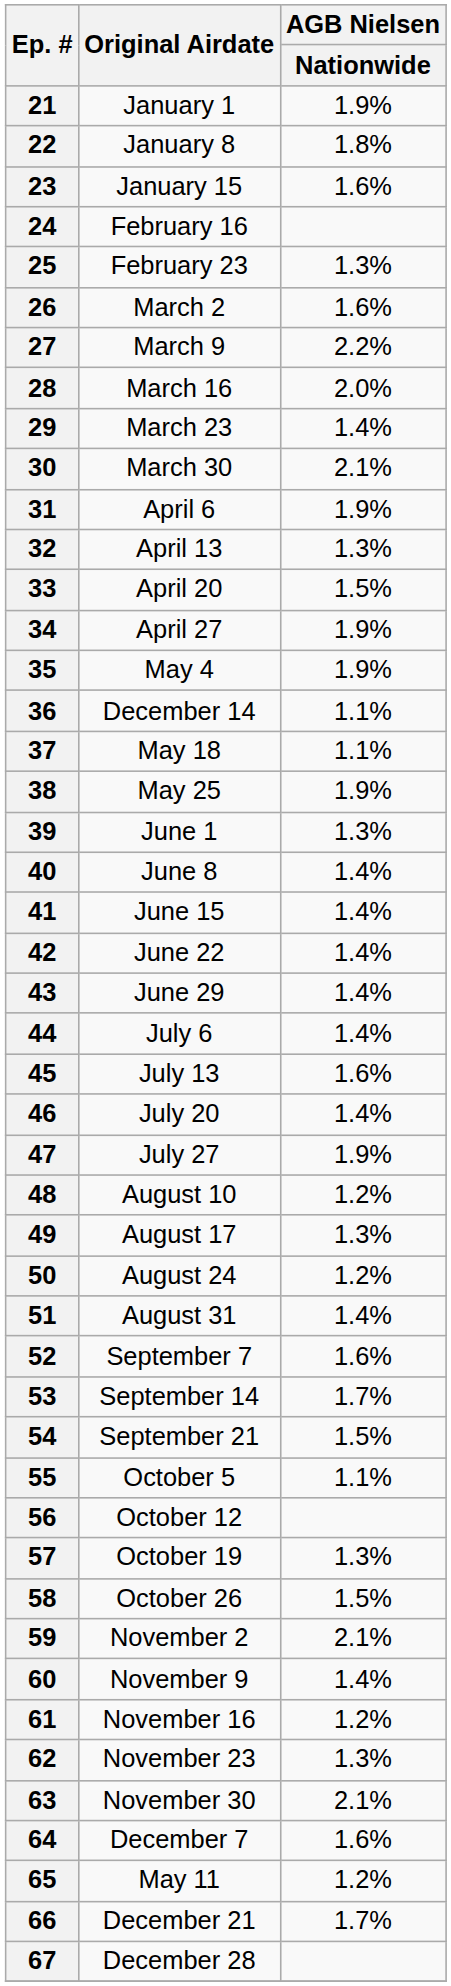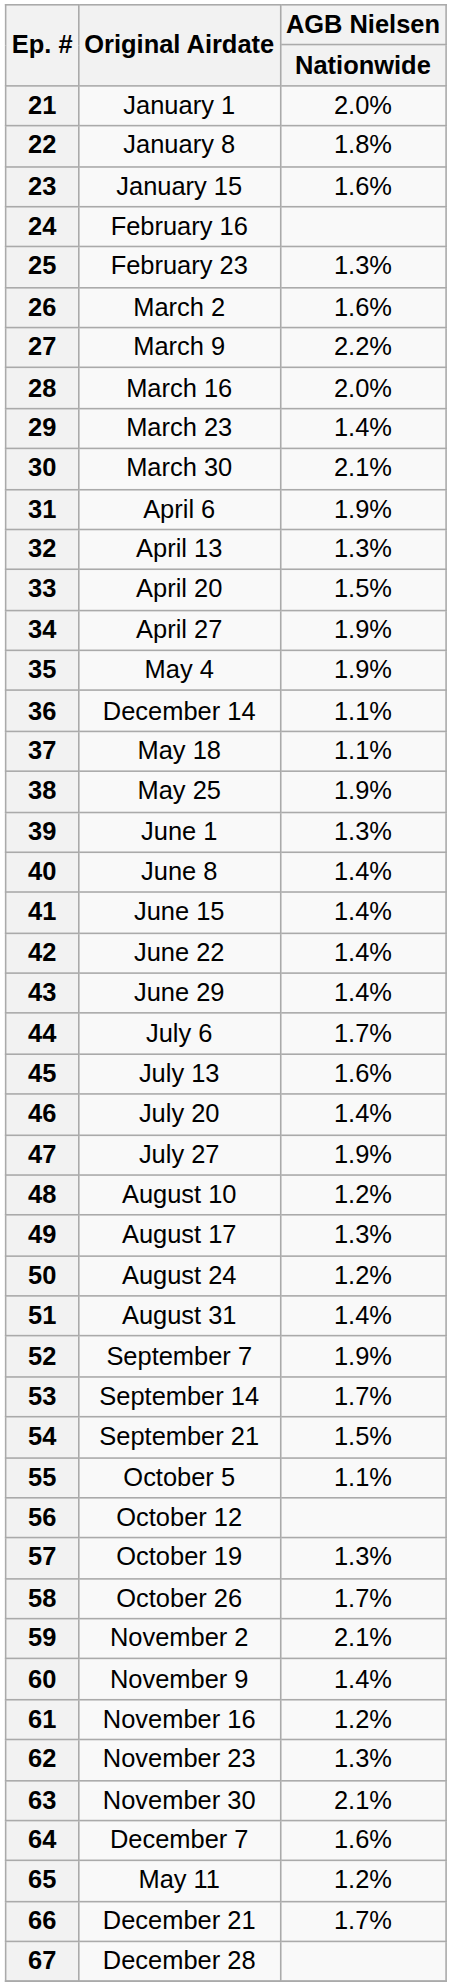(363, 105) 1.9% -> (363, 105) 2.0%
(363, 1033) 1.4% -> (363, 1033) 1.7%
(363, 1356) 1.6% -> (363, 1356) 1.9%
(363, 1598) 1.5% -> (363, 1598) 1.7%
